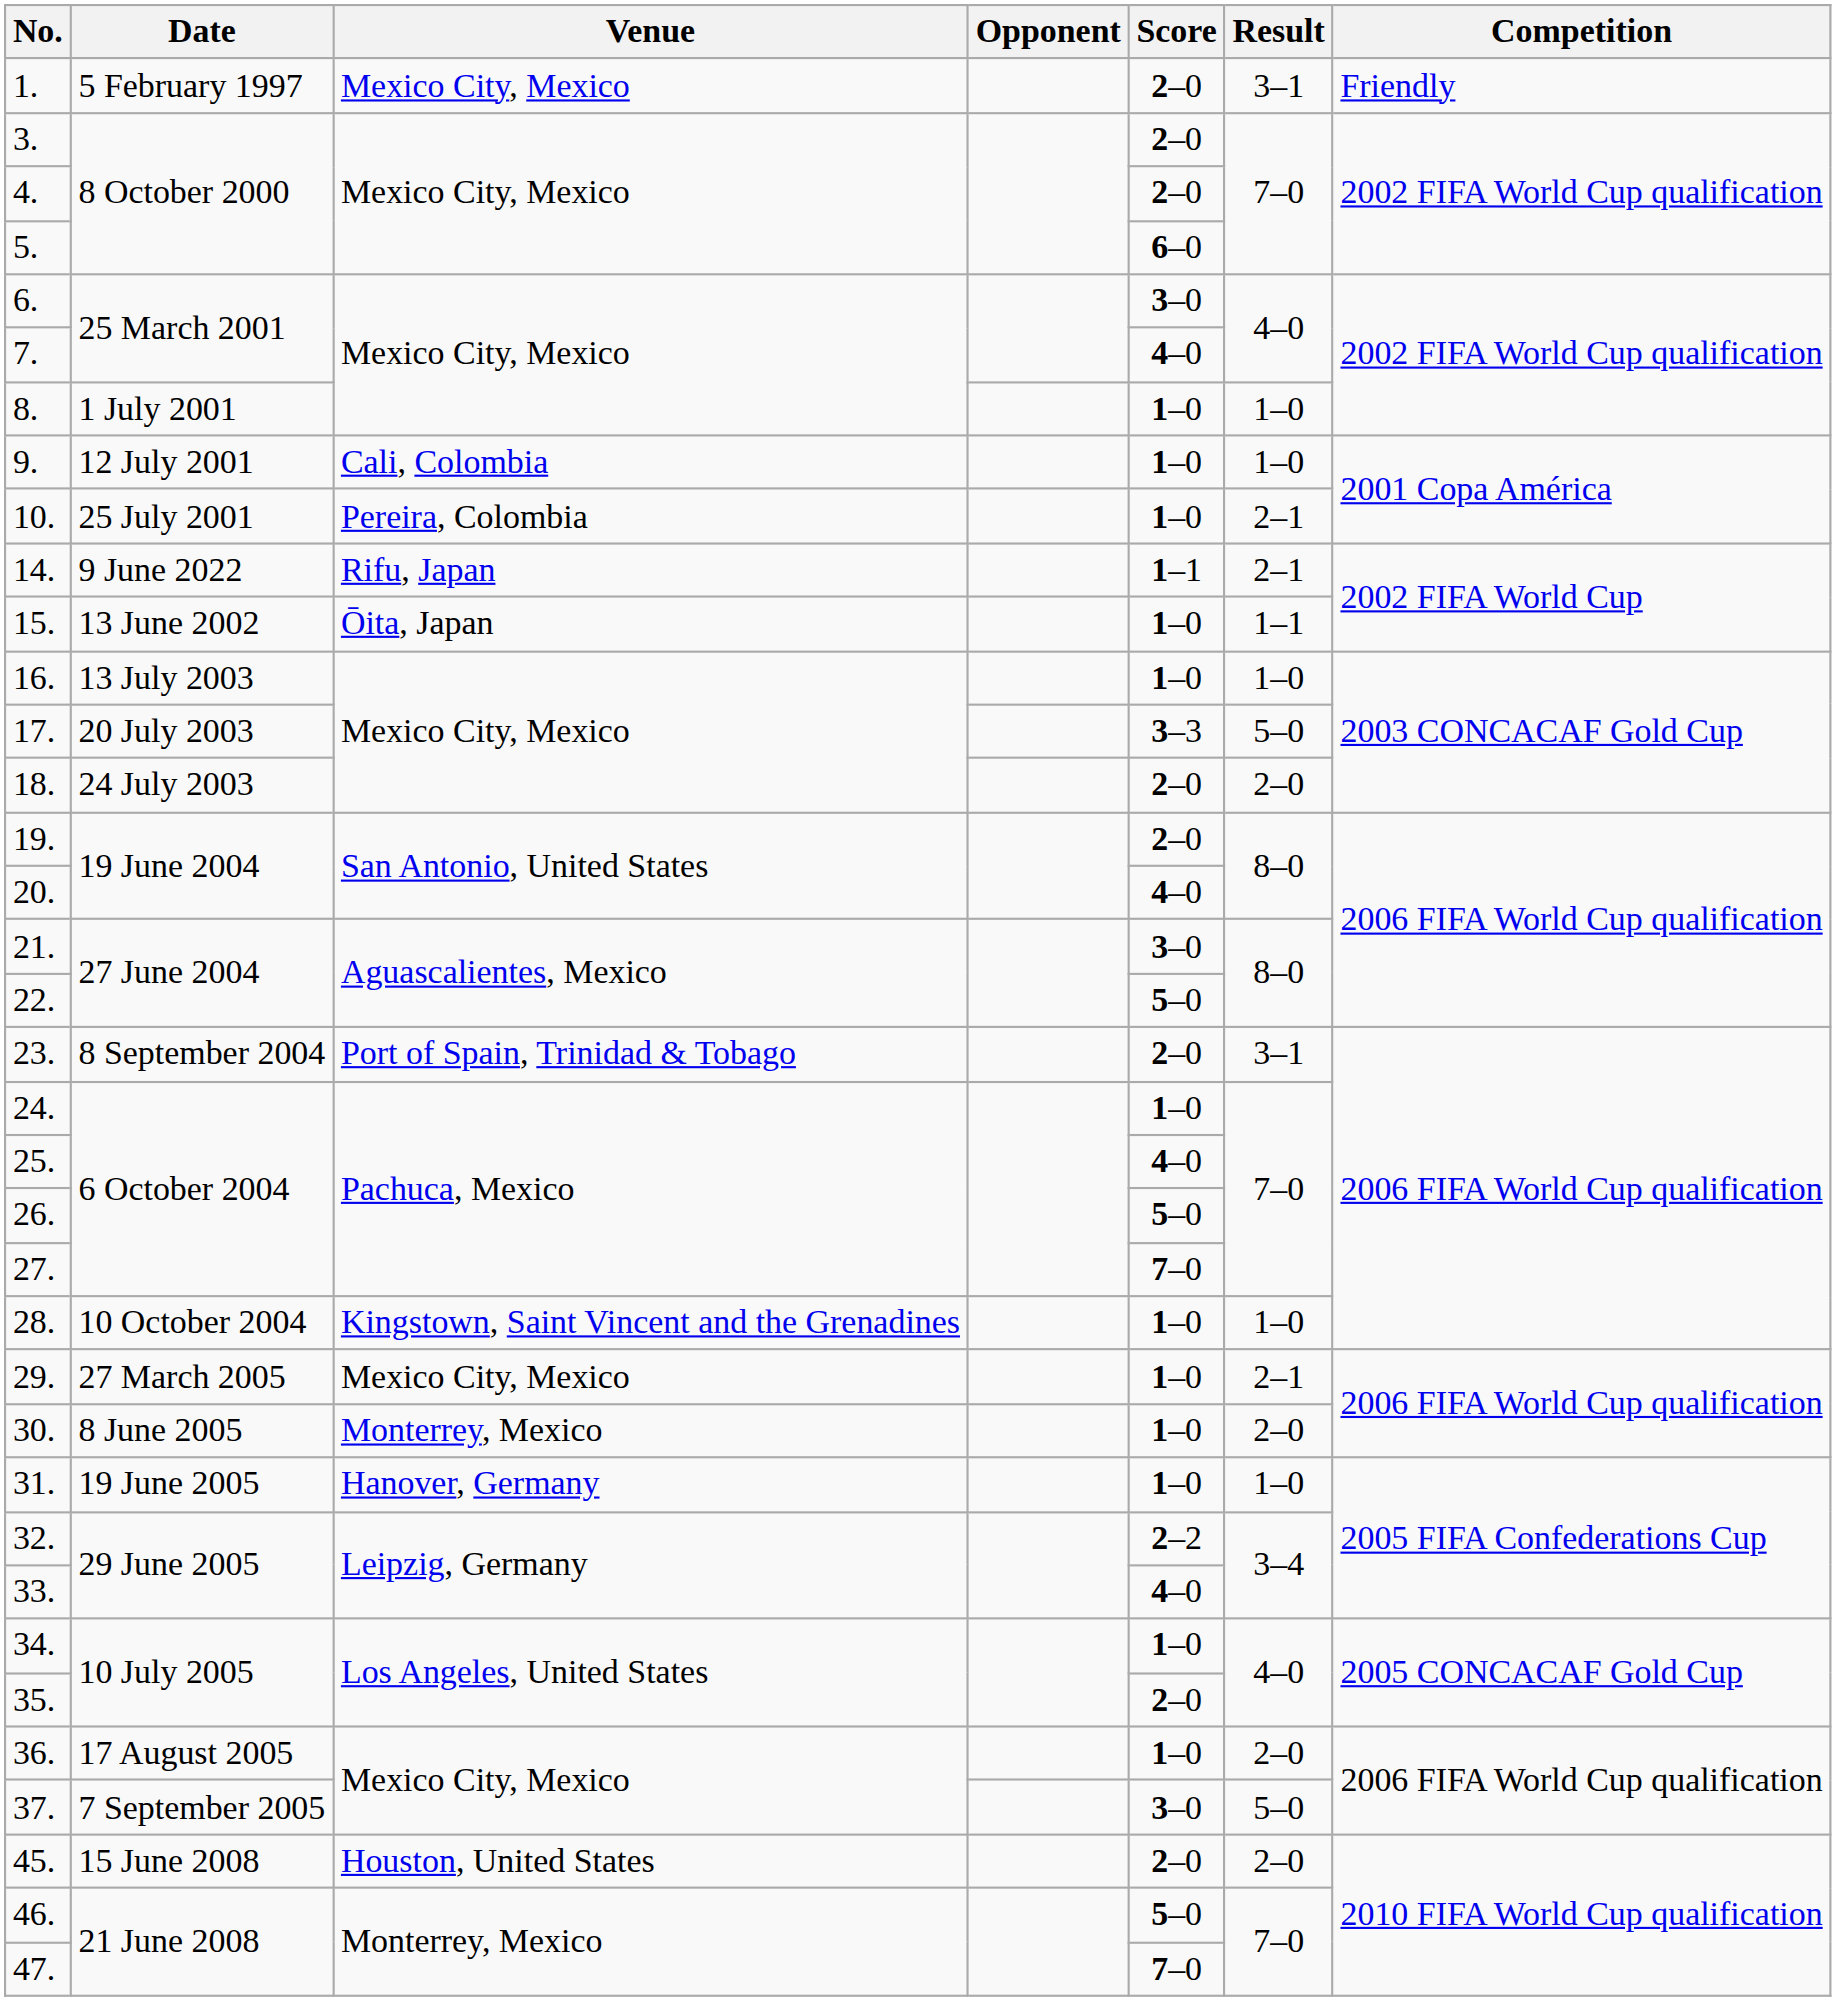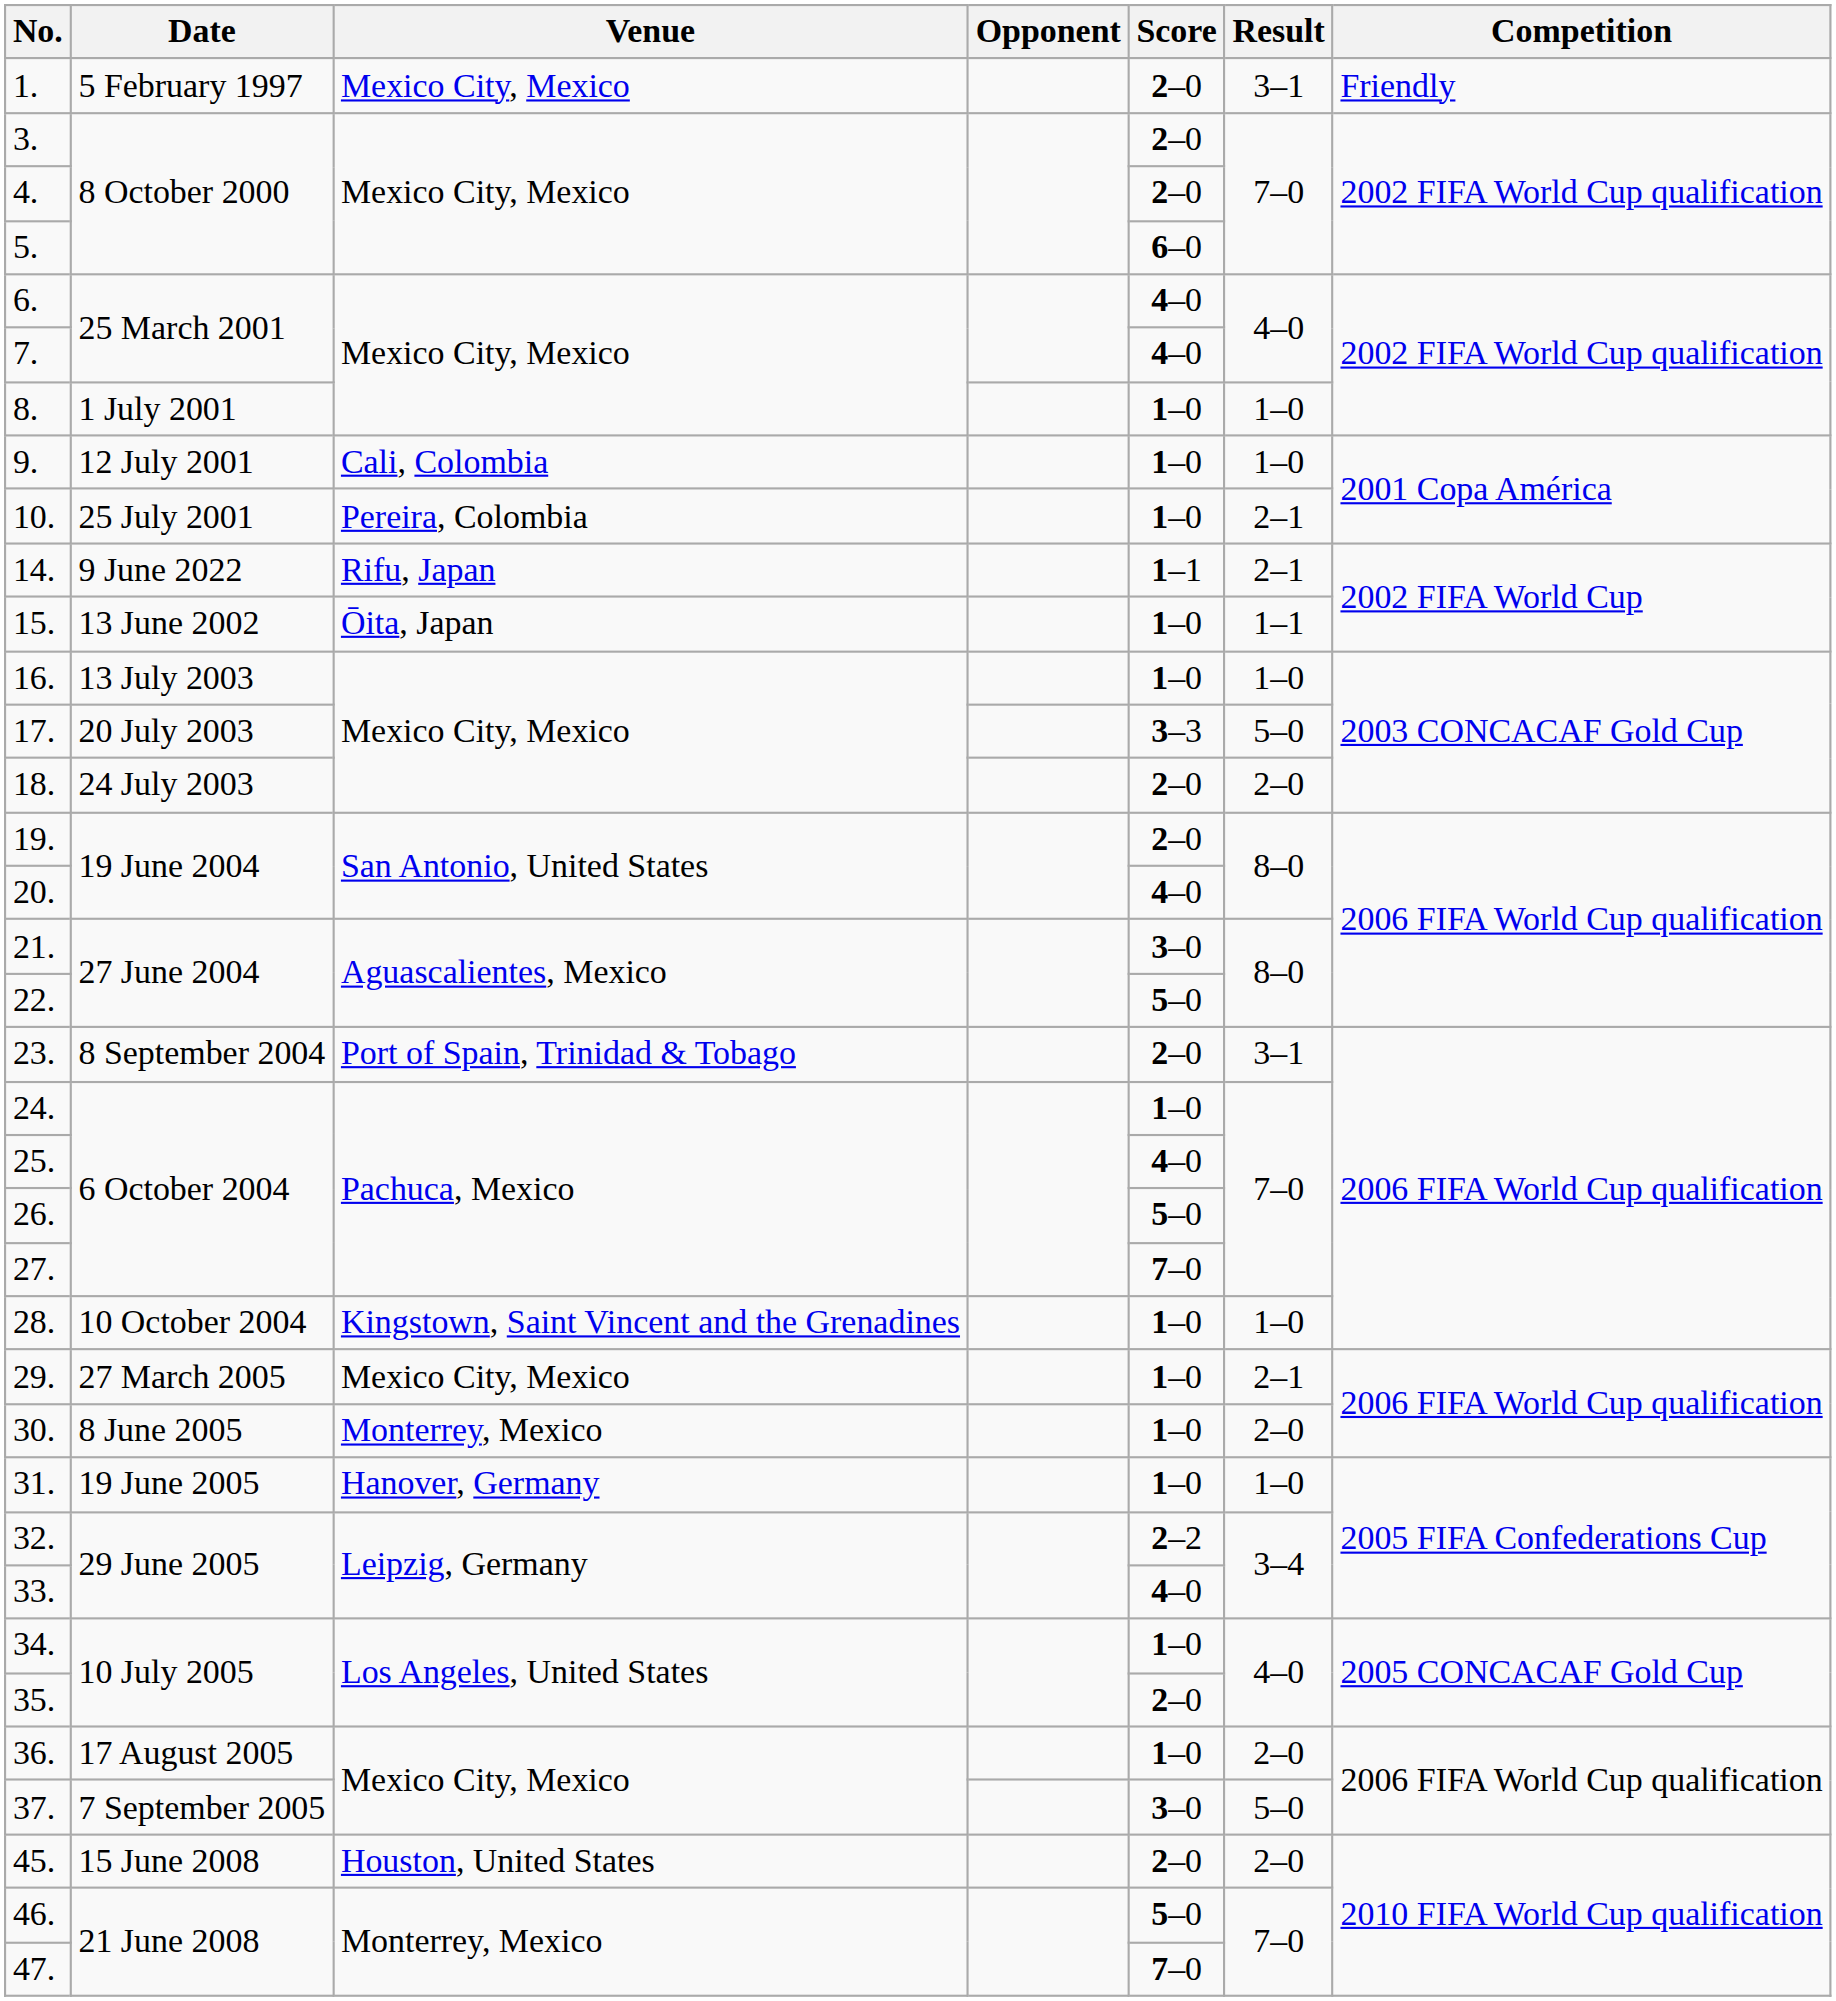(1177, 300) 3–0 -> (1177, 300) 4–0
